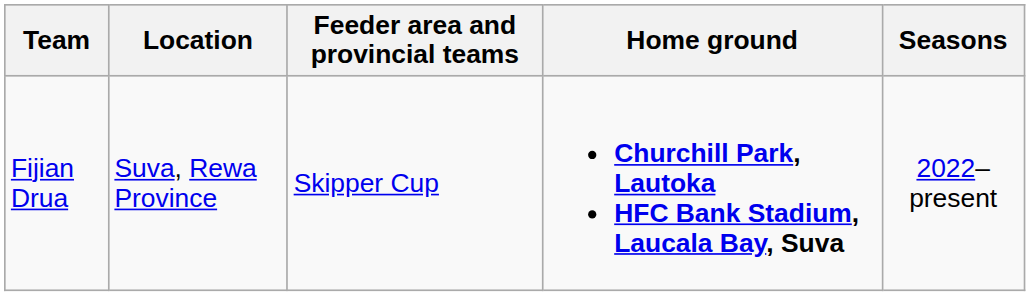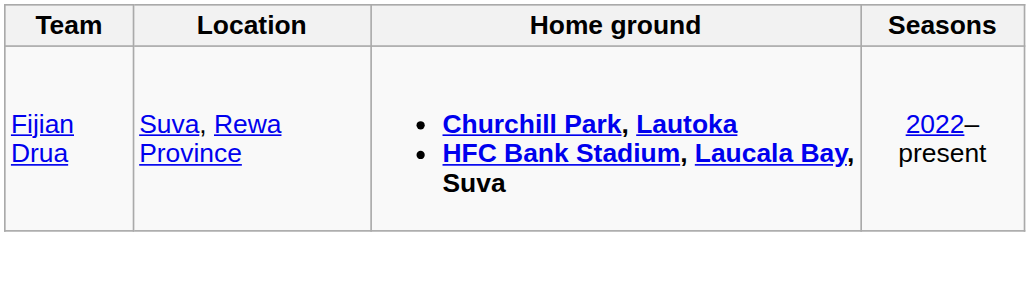- column: (415, 40)
